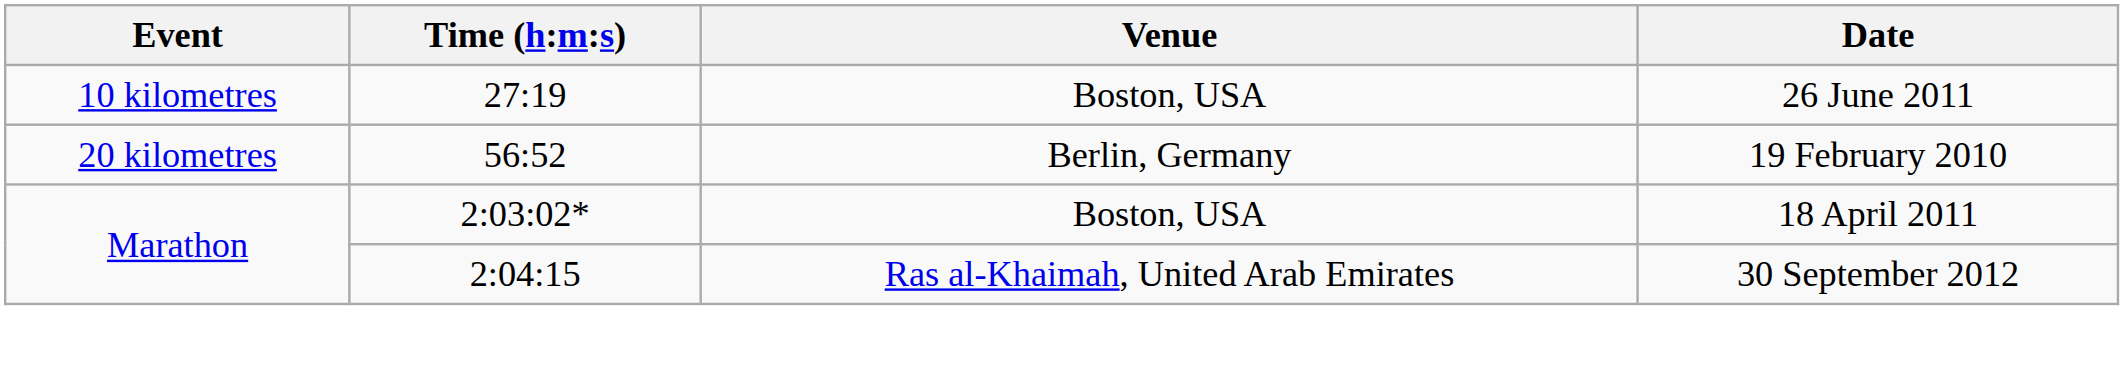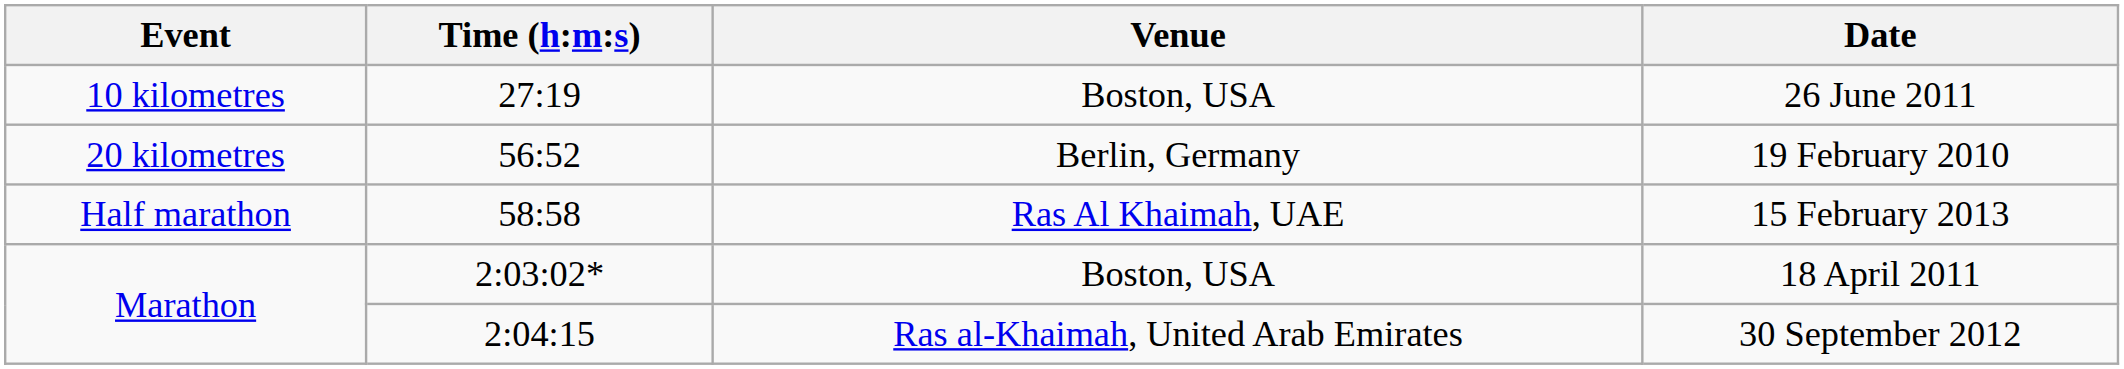+ row: (1880, 214)
